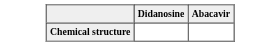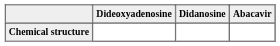+ column: (134, 13)
